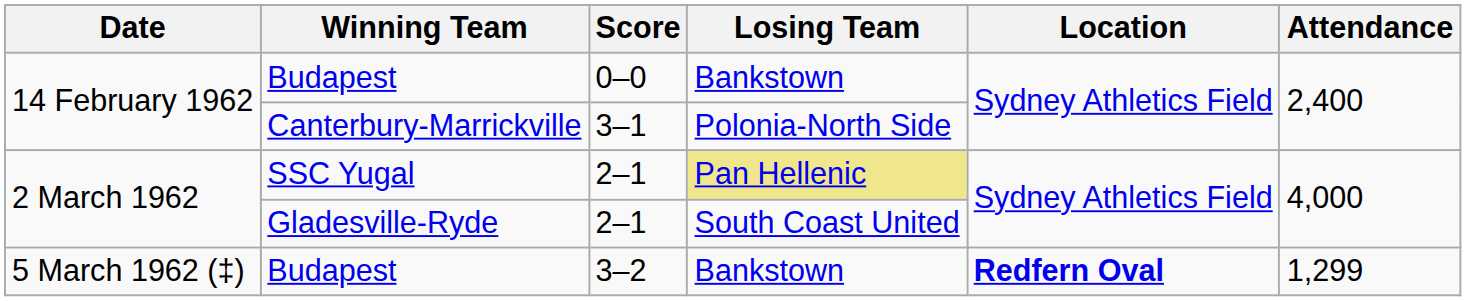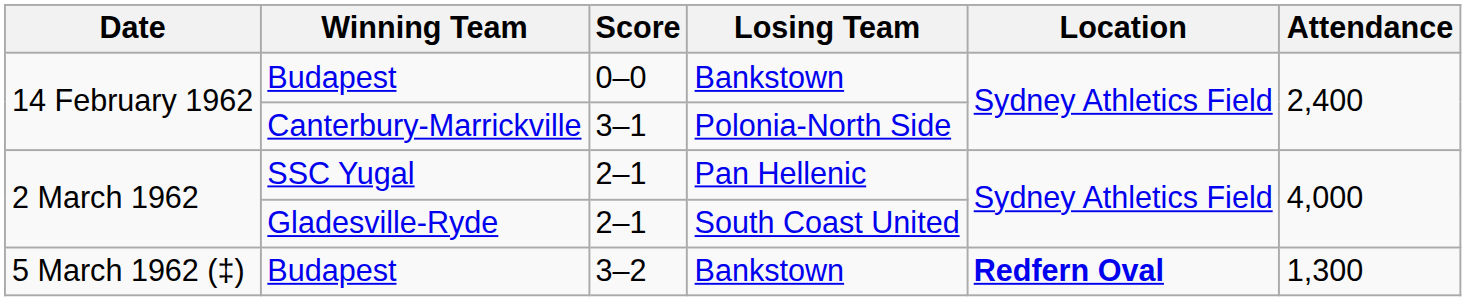(780, 174) khaki background -> (780, 174) no background
(1325, 271) 1,299 -> (1325, 271) 1,300
